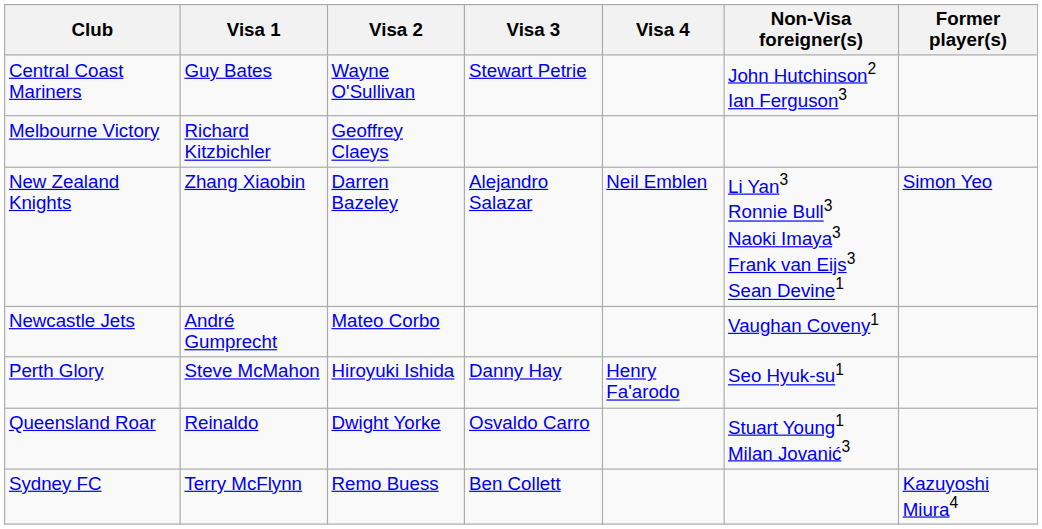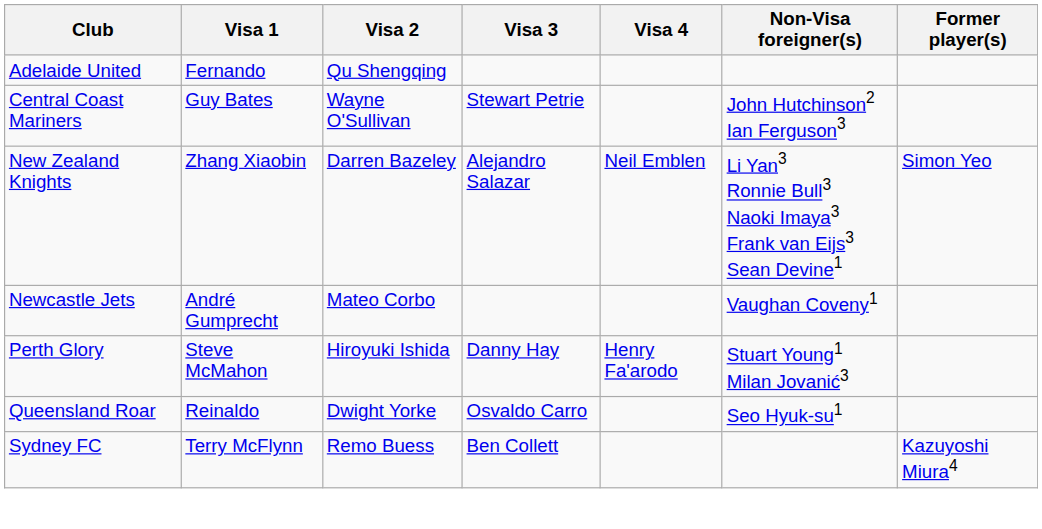+ row: (75, 70)
- row: (84, 130)
(786, 374) Seo Hyuk-su1 -> (788, 366) Stuart Young1 Milan Jovanić3
(789, 438) Stuart Young1 Milan Jovanić3 -> (785, 414) Seo Hyuk-su1
